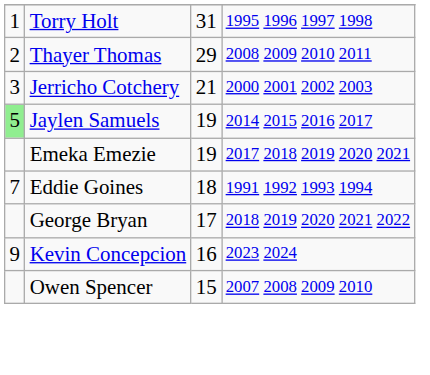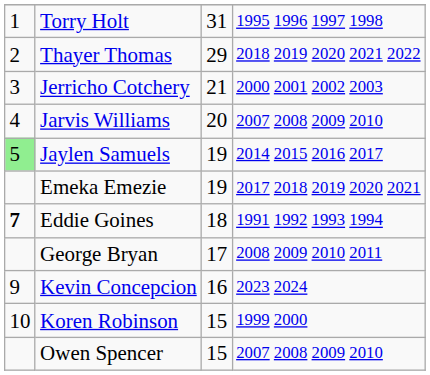(299, 54) 2008 2009 2010 2011 -> (328, 54) 2018 2019 2020 2021 2022
+ row: (105, 120)
(15, 187) normal -> (15, 220) bold
(318, 220) 2018 2019 2020 2021 2022 -> (309, 253) 2008 2009 2010 2011
+ row: (109, 320)
